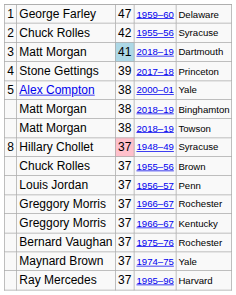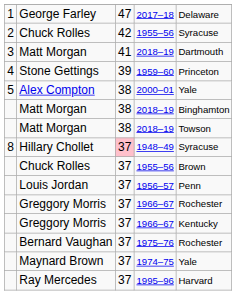(155, 14) 1959–60 -> (155, 14) 2017–18
(125, 52) lightblue background -> (125, 52) no background
(155, 71) 2017–18 -> (155, 71) 1959–60
